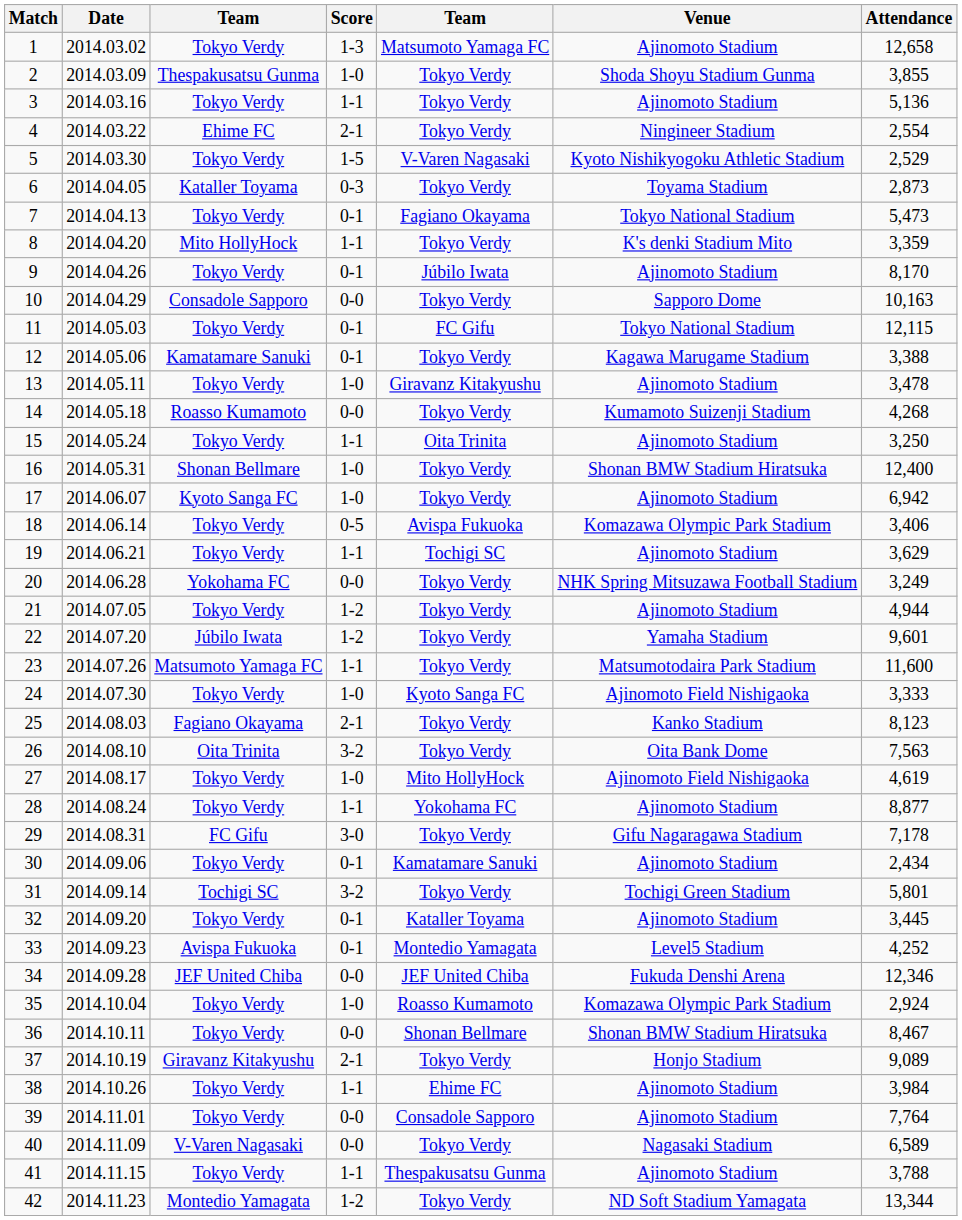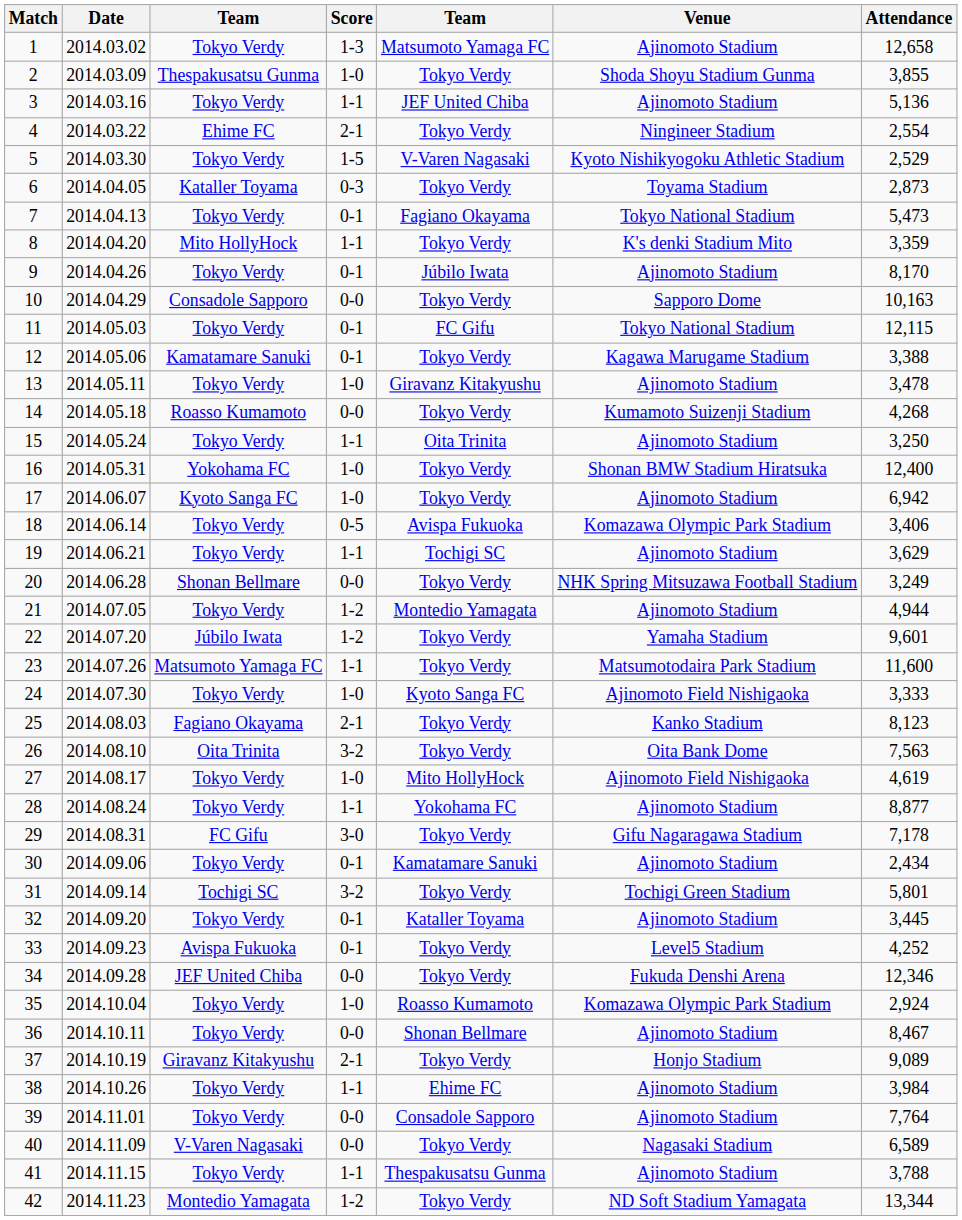(465, 103) Tokyo Verdy -> (465, 103) JEF United Chiba
(238, 469) Shonan Bellmare -> (238, 469) Yokohama FC
(238, 581) Yokohama FC -> (238, 581) Shonan Bellmare
(465, 610) Tokyo Verdy -> (465, 610) Montedio Yamagata
(465, 948) Montedio Yamagata -> (465, 948) Tokyo Verdy
(465, 976) JEF United Chiba -> (465, 976) Tokyo Verdy
(707, 1032) Shonan BMW Stadium Hiratsuka -> (707, 1032) Ajinomoto Stadium
